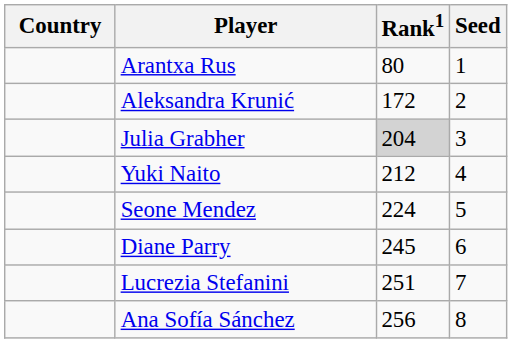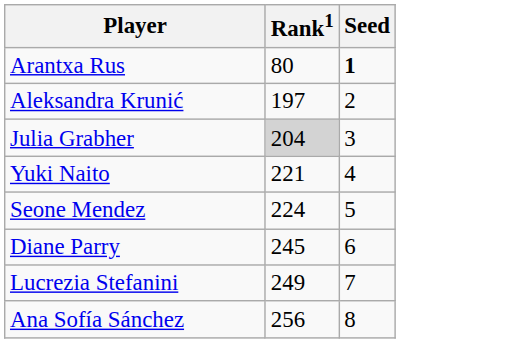- column: (60, 25)
(461, 65) normal -> (350, 65) bold
(399, 101) 172 -> (288, 101) 197
(399, 173) 212 -> (288, 173) 221
(399, 282) 251 -> (288, 282) 249
